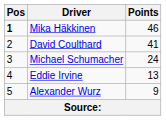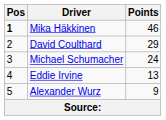(153, 44) 41 -> (153, 44) 29
